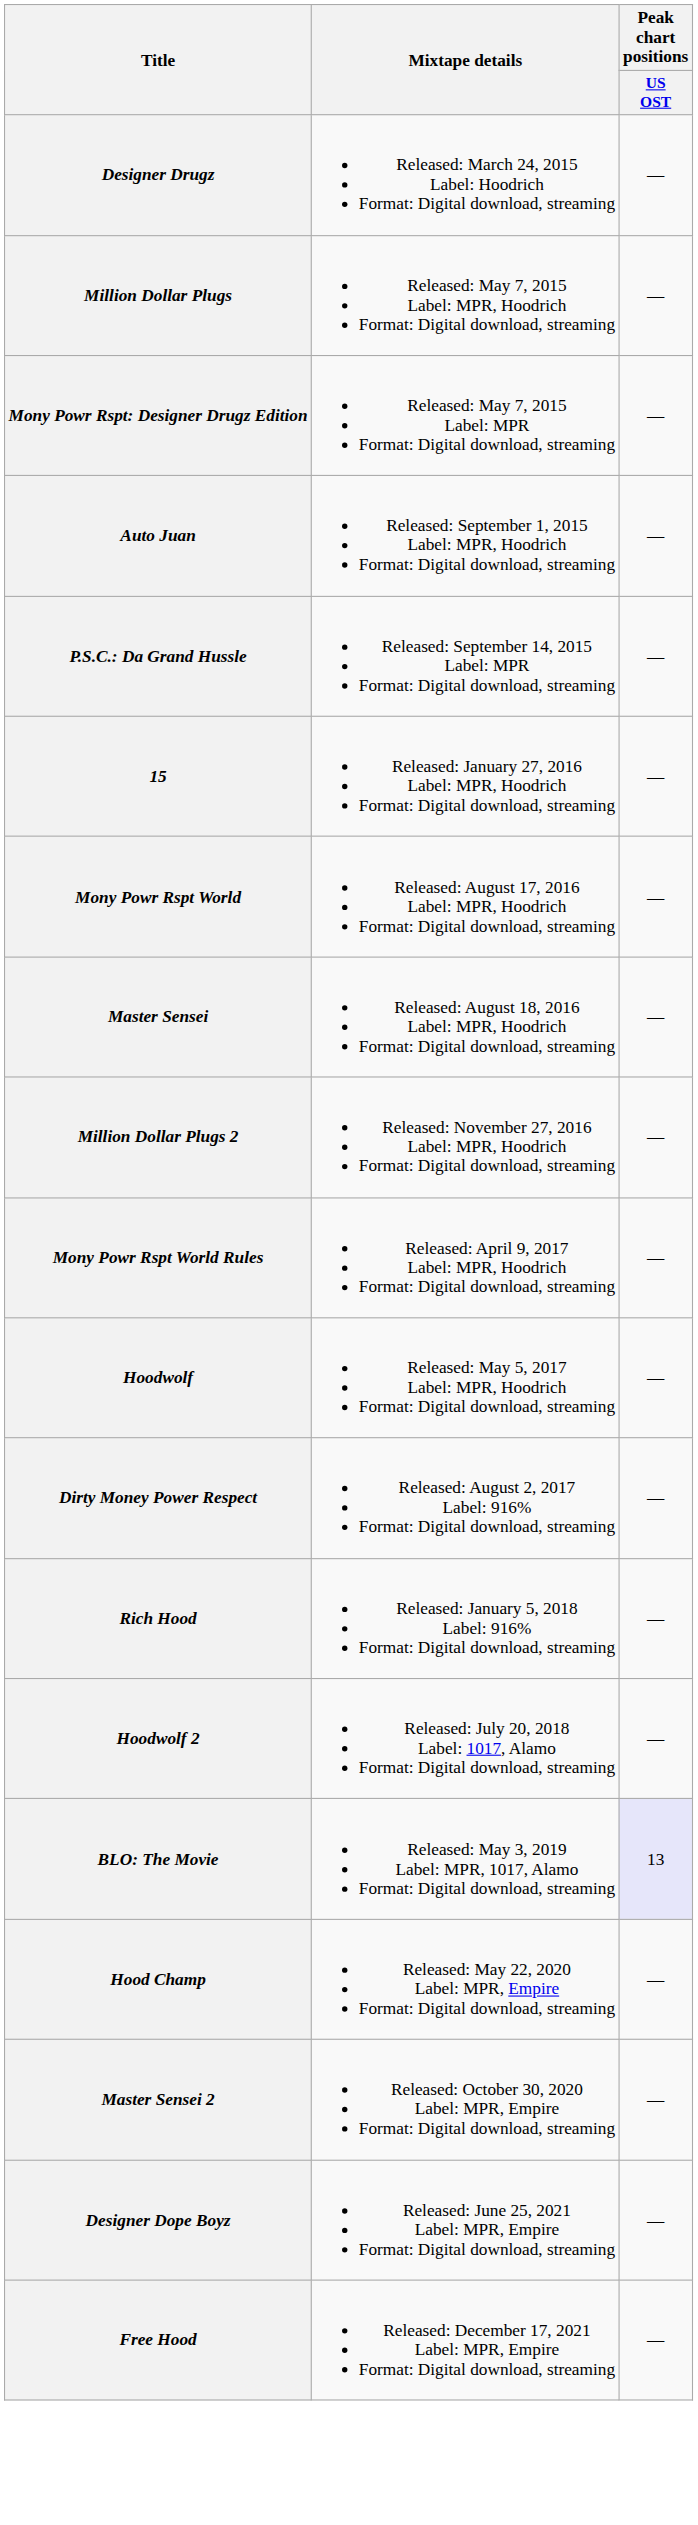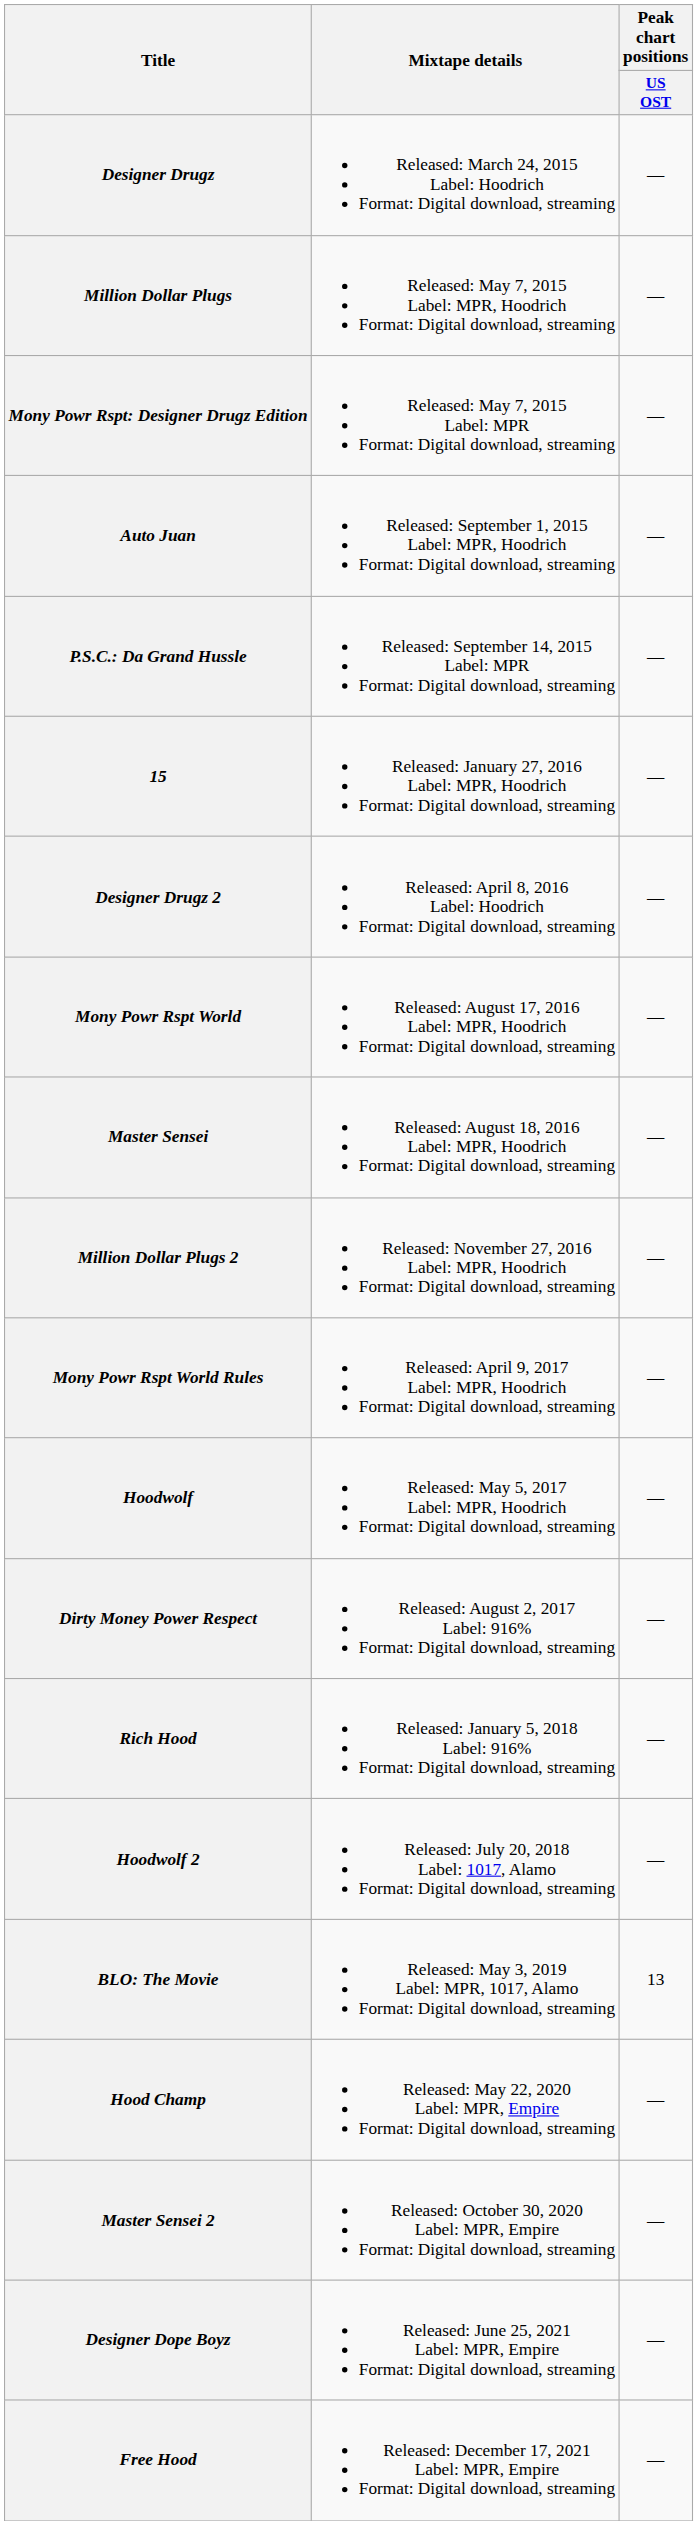+ row: (158, 896)
(656, 1858) lavender background -> (656, 1979) no background
